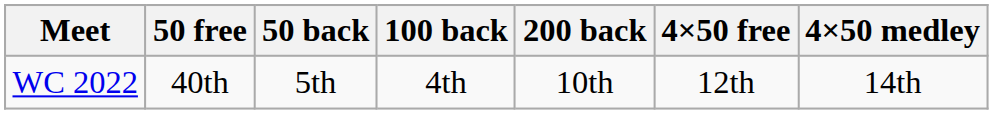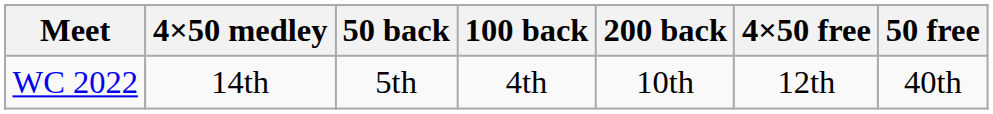columns swapped: (200, 30) <-> (893, 30)
